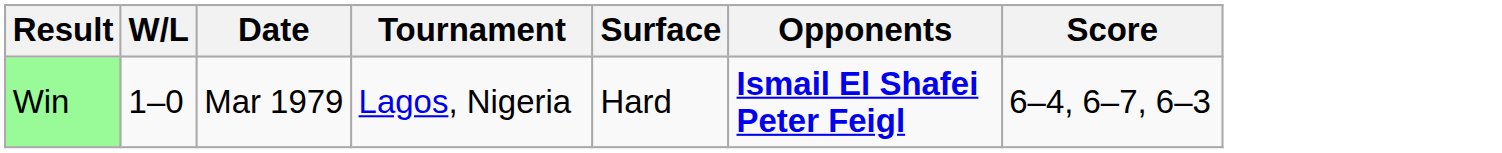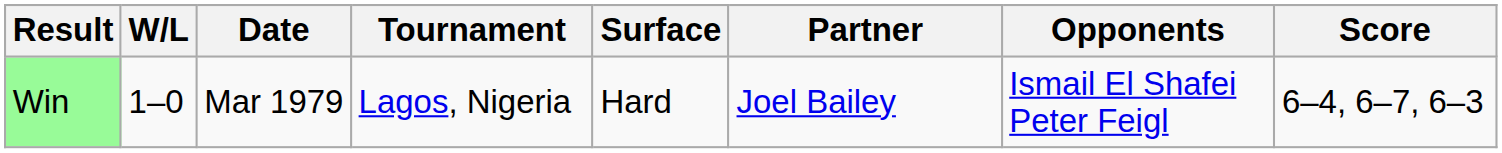+ column: (865, 30)
(857, 101) bold -> (1123, 101) normal
